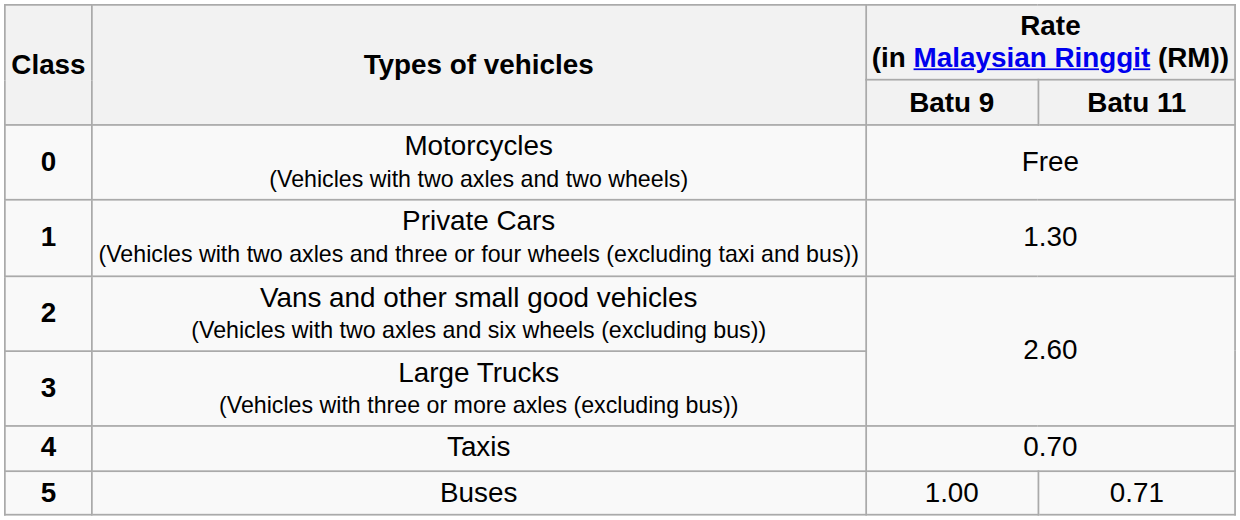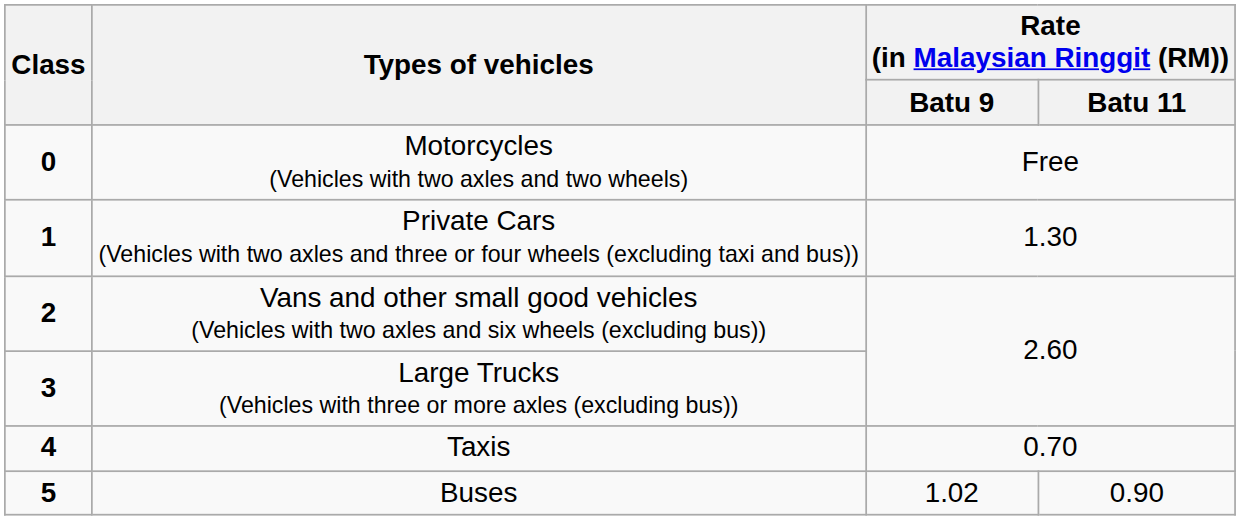(952, 492) 1.00 -> (952, 492) 1.02
(1137, 492) 0.71 -> (1137, 492) 0.90
